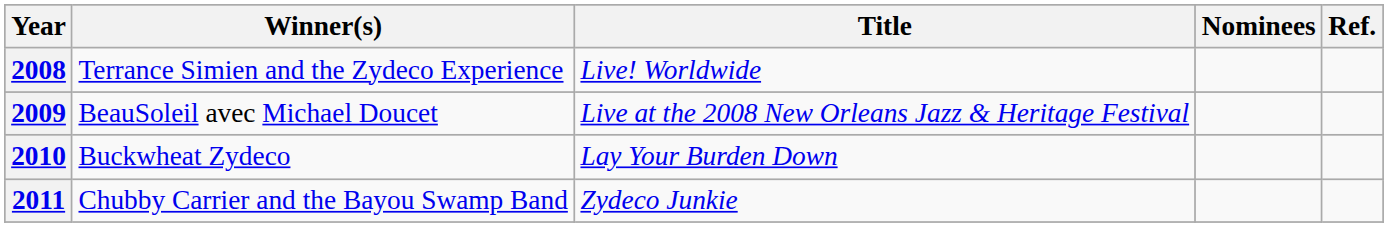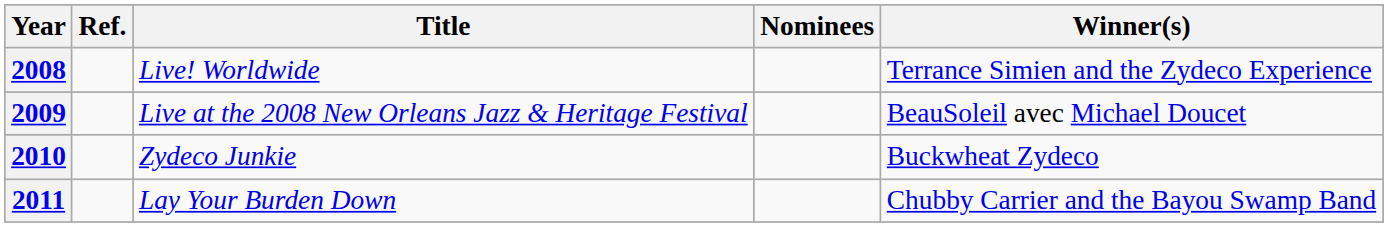columns swapped: (323, 26) <-> (1352, 26)
(709, 156) Lay Your Burden Down -> (218, 156) Zydeco Junkie
(659, 199) Zydeco Junkie -> (268, 199) Lay Your Burden Down
